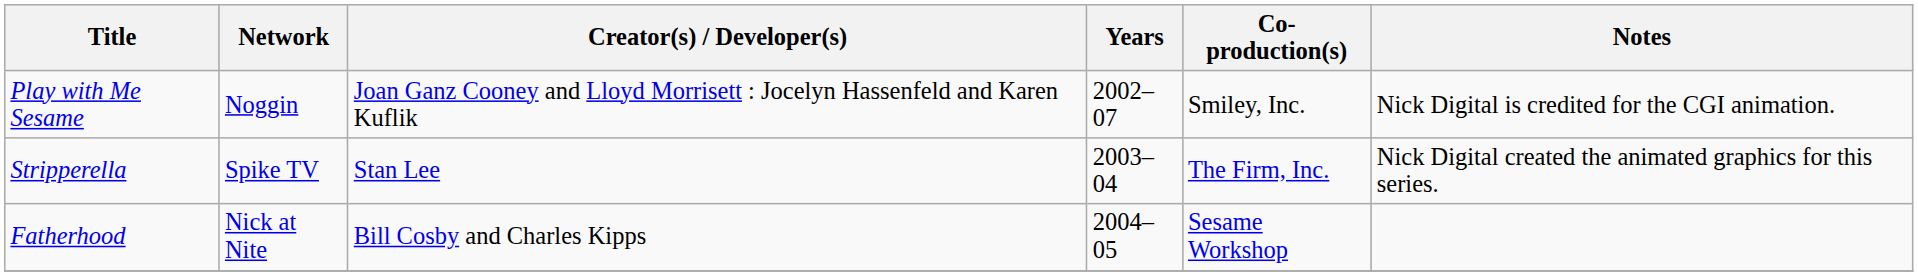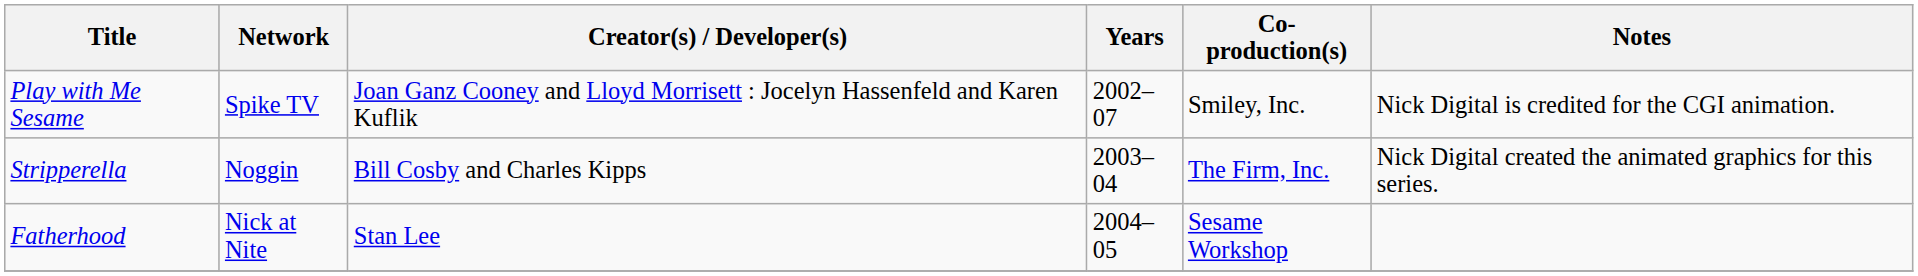(262, 104) Noggin -> (272, 104) Spike TV
(272, 170) Spike TV -> (262, 170) Noggin
(397, 170) Stan Lee -> (500, 170) Bill Cosby and Charles Kipps
(500, 236) Bill Cosby and Charles Kipps -> (397, 236) Stan Lee
